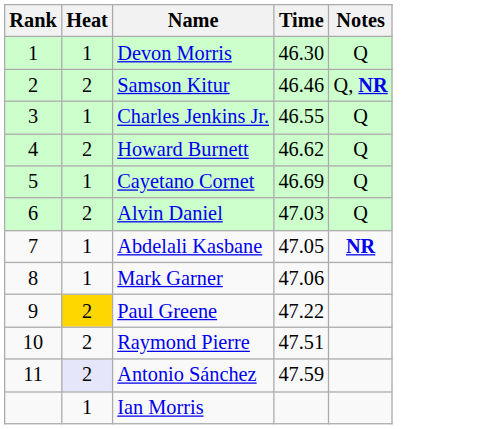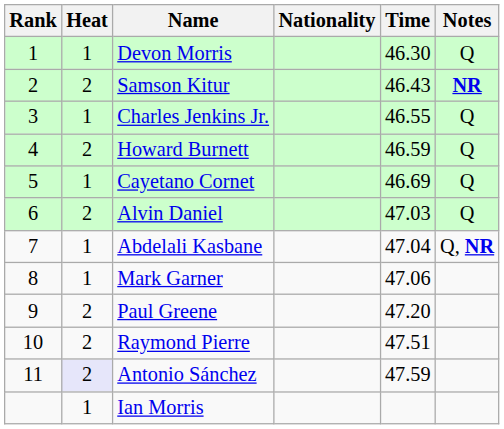+ column: (327, 20)
(301, 85) 46.46 -> (408, 85) 46.43
(361, 85) Q, NR -> (467, 85) NR
(301, 149) 46.62 -> (408, 149) 46.59
(301, 246) 47.05 -> (408, 246) 47.04
(361, 246) NR -> (467, 246) Q, NR
(87, 310) gold background -> (87, 310) no background
(301, 310) 47.22 -> (408, 310) 47.20
